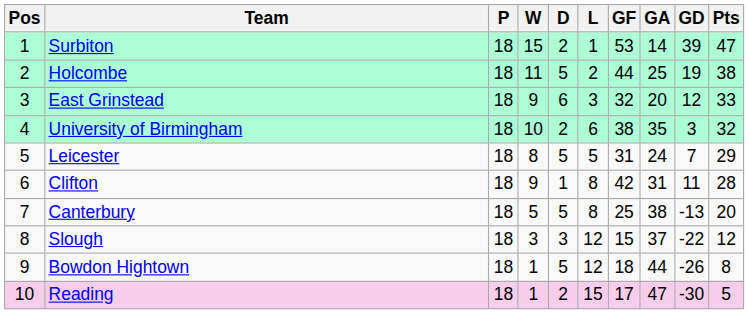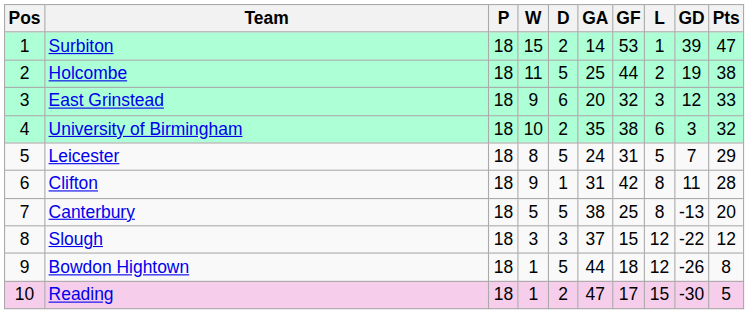columns swapped: (593, 18) <-> (657, 18)
